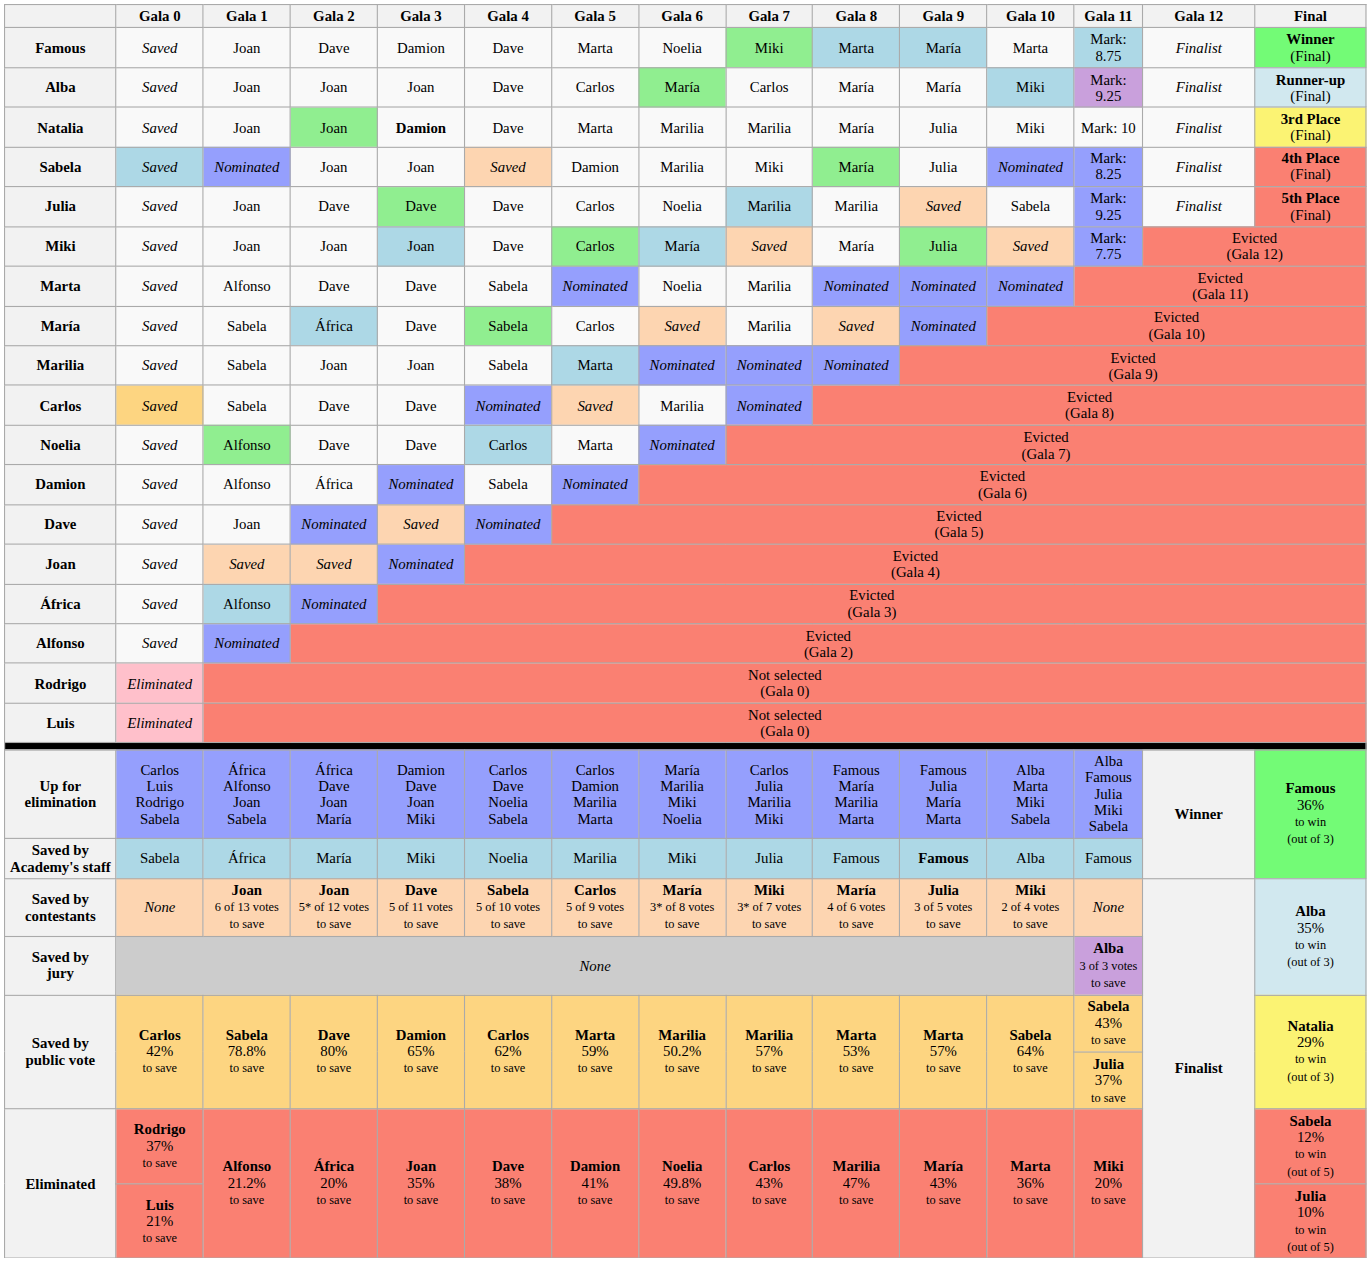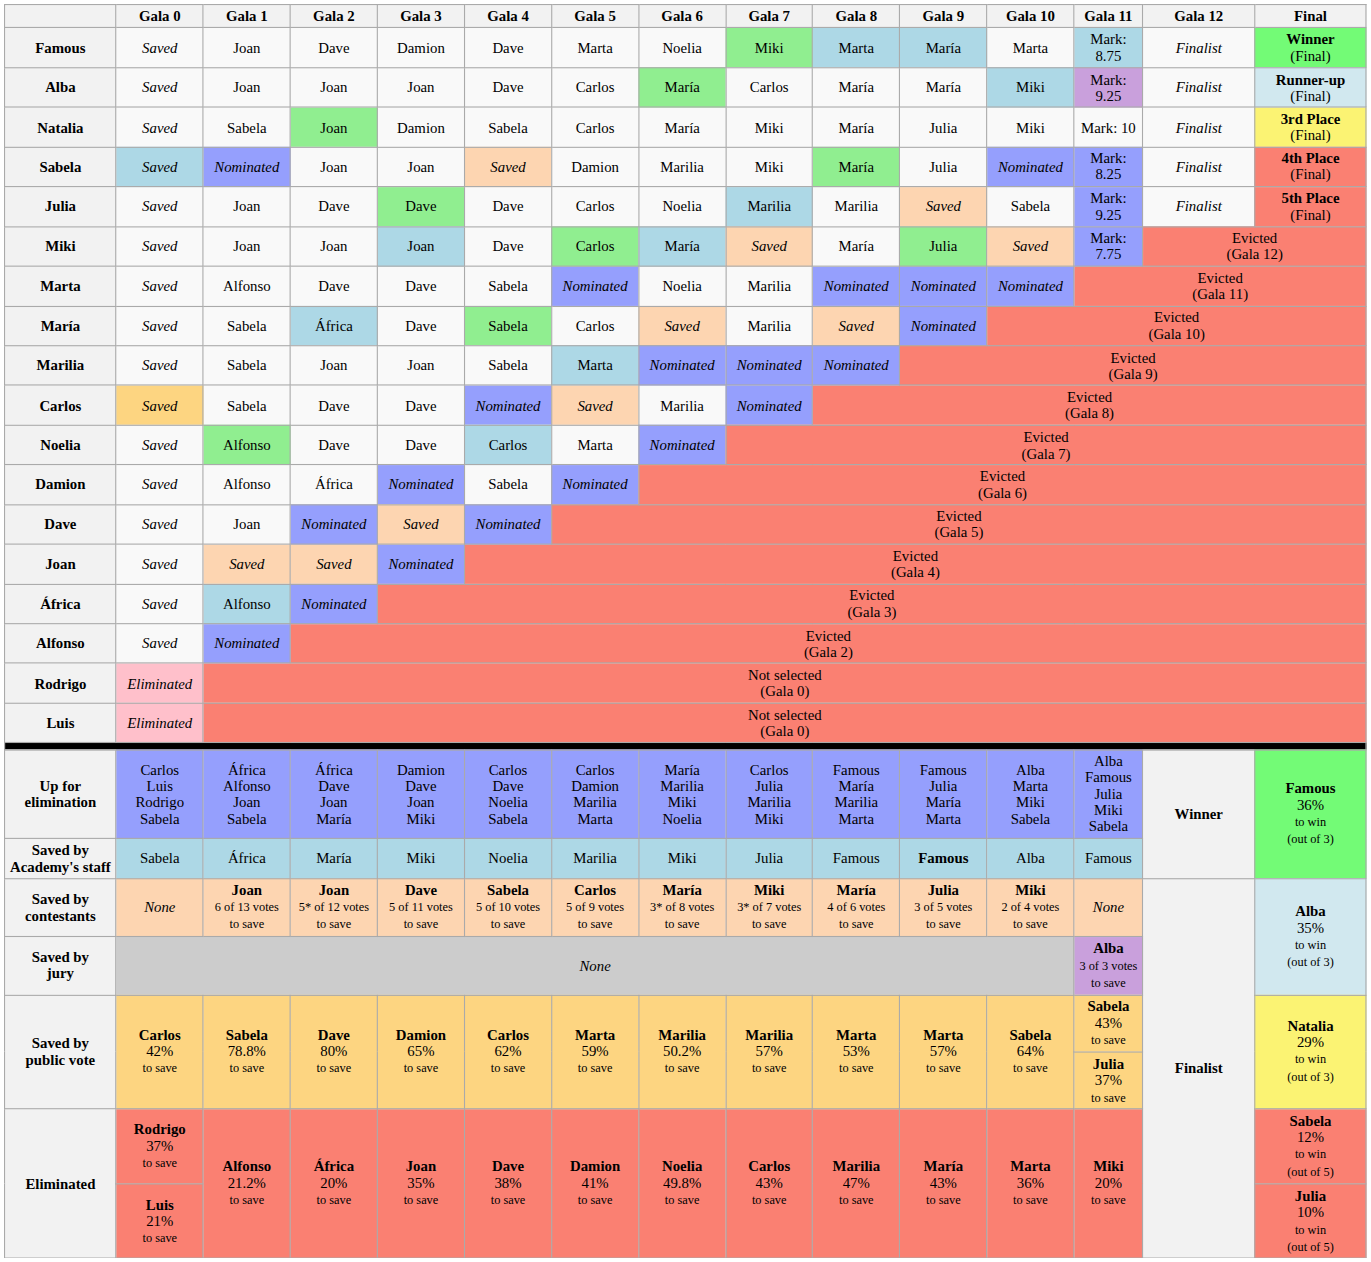(247, 127) Joan -> (247, 127) Sabela
(421, 127) bold -> (421, 127) normal
(508, 127) Dave -> (508, 127) Sabela
(595, 127) Marta -> (595, 127) Carlos
(682, 127) Marilia -> (682, 127) María
(769, 127) Marilia -> (769, 127) Miki
